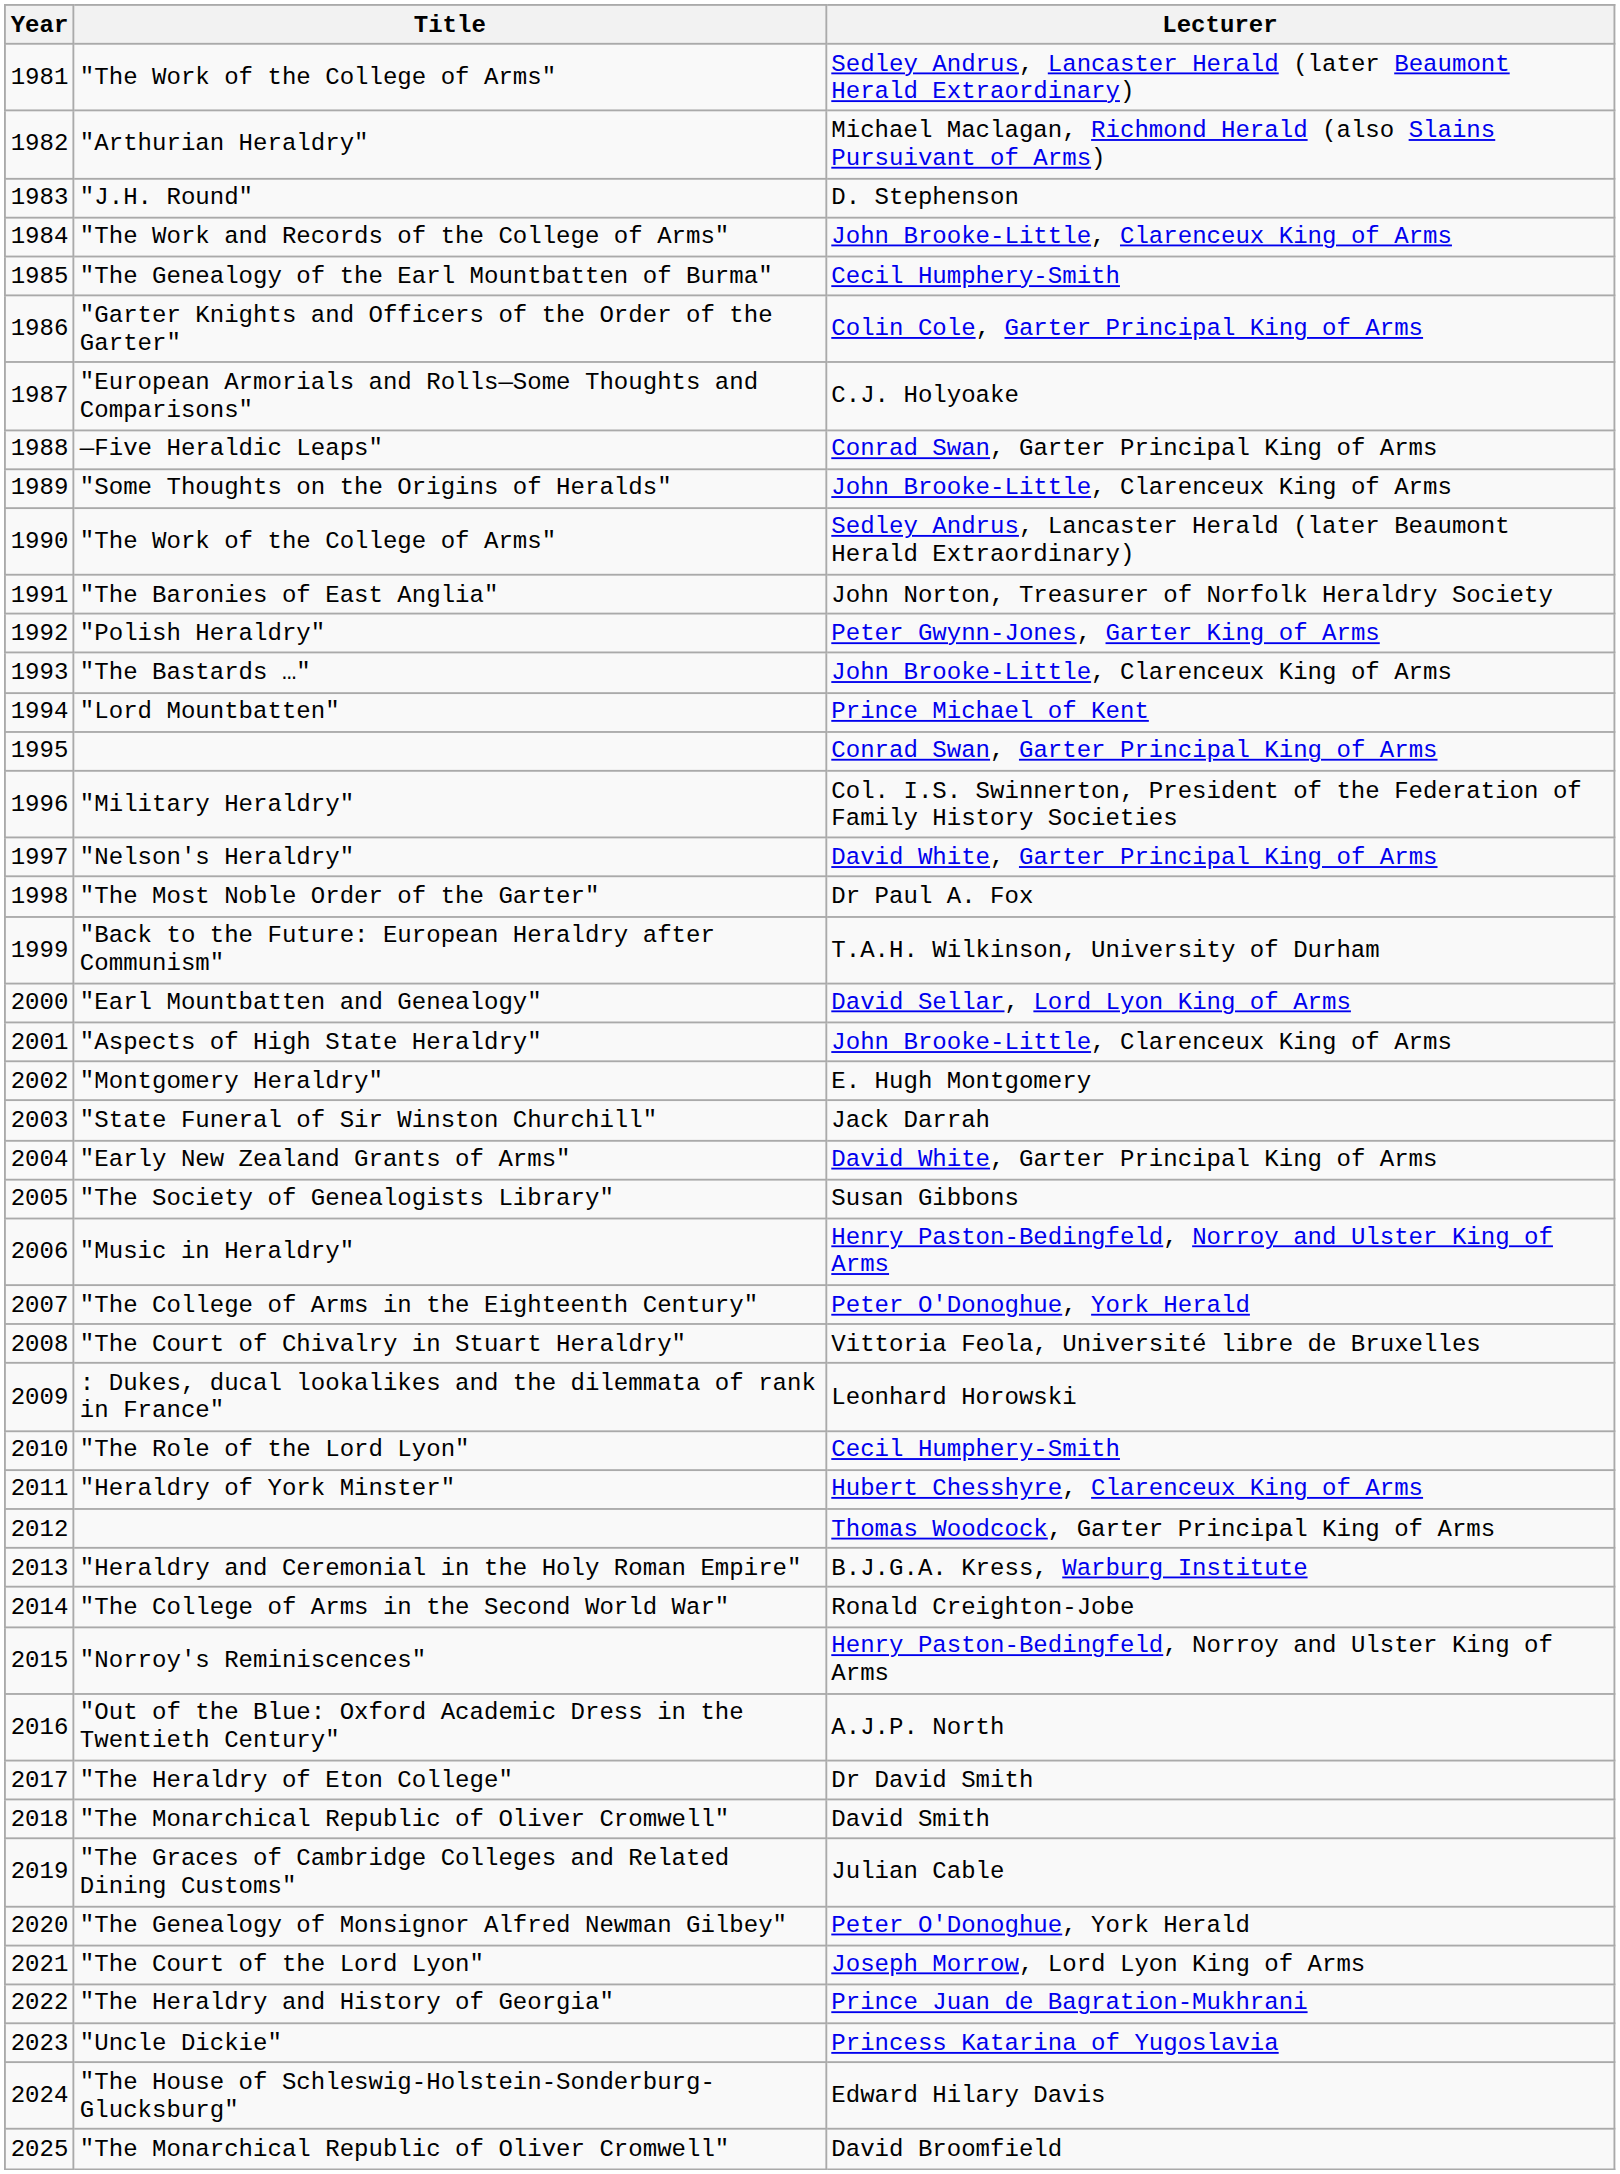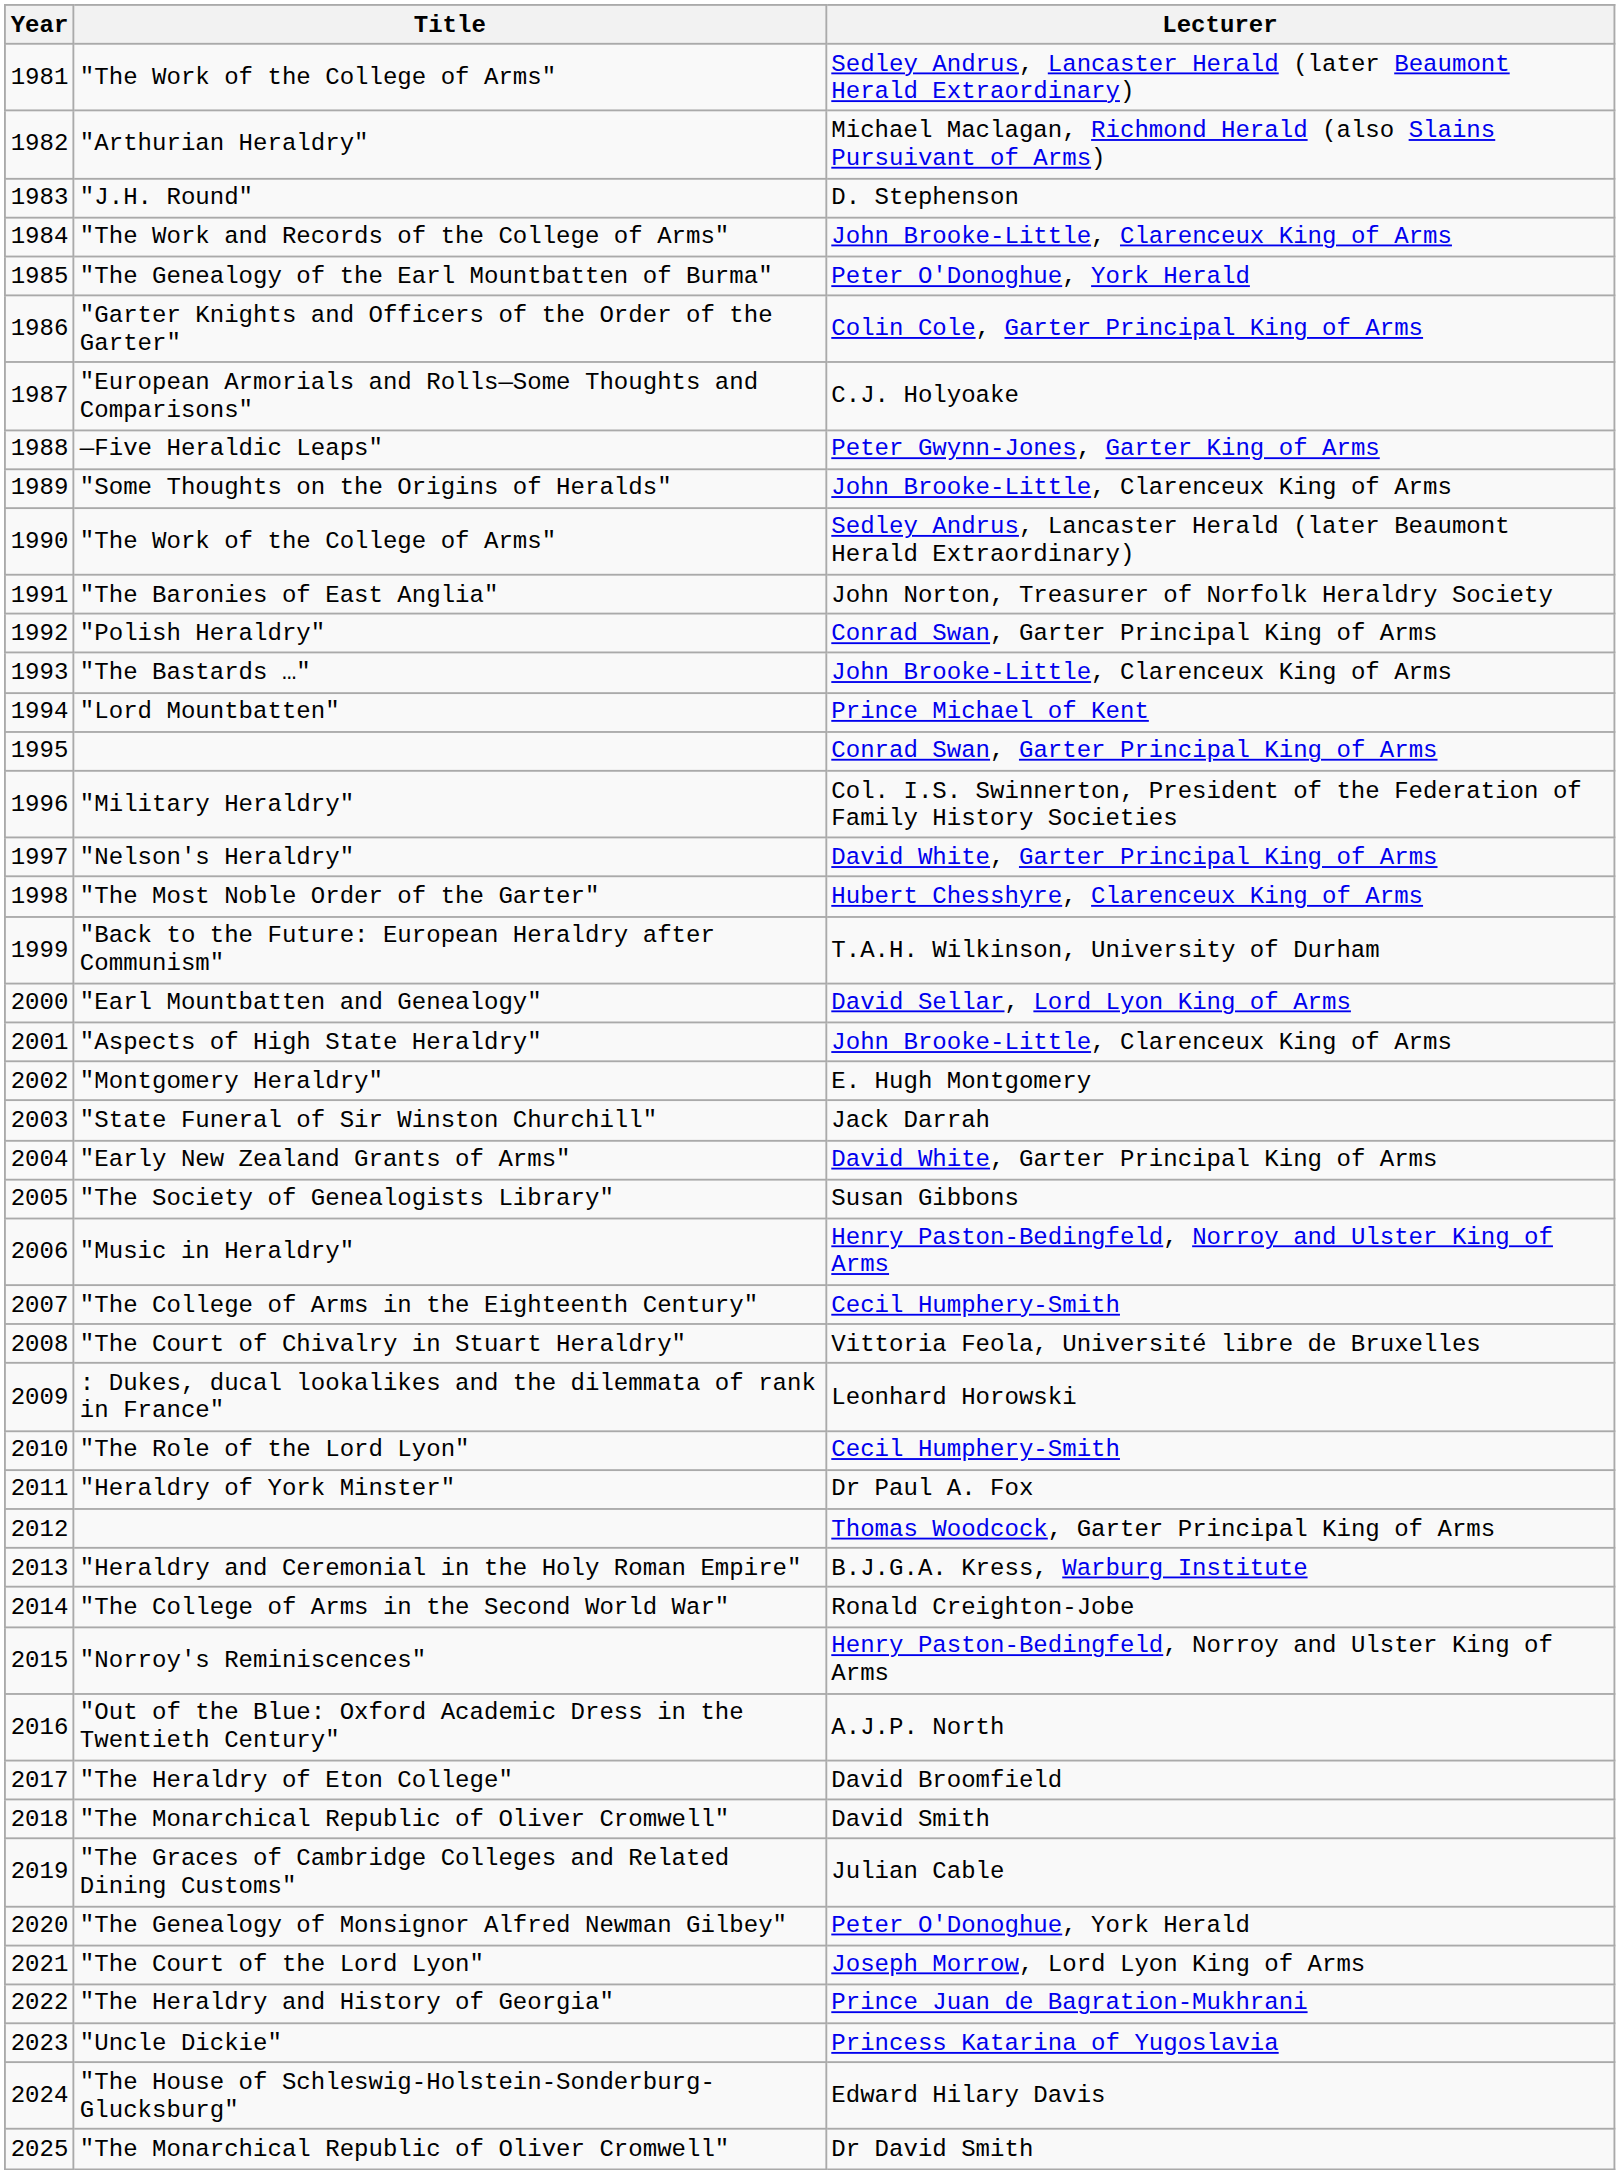(976, 276) Cecil Humphery-Smith -> (1041, 276) Peter O'Donoghue, York Herald
(1134, 449) Conrad Swan, Garter Principal King of Arms -> (1106, 449) Peter Gwynn-Jones, Garter King of Arms
(1106, 634) Peter Gwynn-Jones, Garter King of Arms -> (1134, 634) Conrad Swan, Garter Principal King of Arms
(932, 897) Dr Paul A. Fox -> (1127, 897) Hubert Chesshyre, Clarenceux King of Arms
(1041, 1305) Peter O'Donoghue, York Herald -> (976, 1305) Cecil Humphery-Smith
(1127, 1489) Hubert Chesshyre, Clarenceux King of Arms -> (932, 1489) Dr Paul A. Fox
(932, 1780) Dr David Smith -> (947, 1780) David Broomfield
(947, 2149) David Broomfield -> (932, 2149) Dr David Smith
